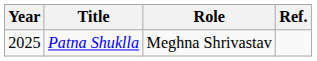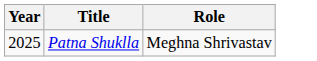- column: (293, 17)
